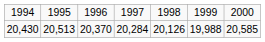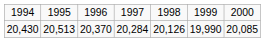(206, 29) 19,988 -> (206, 29) 19,990
(242, 29) 20,585 -> (242, 29) 20,085
